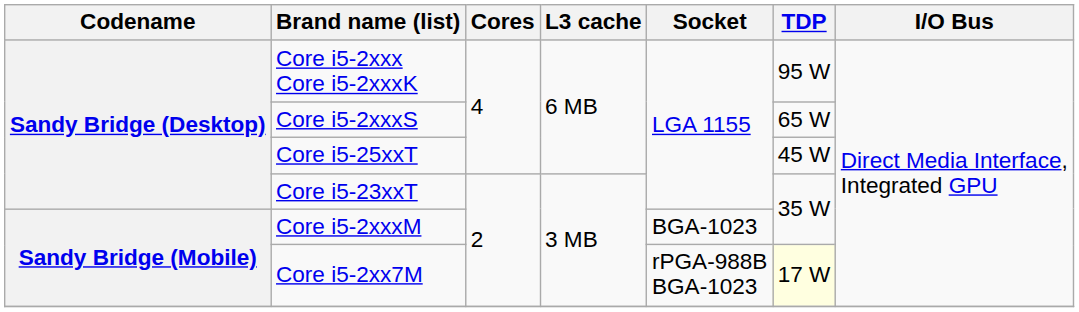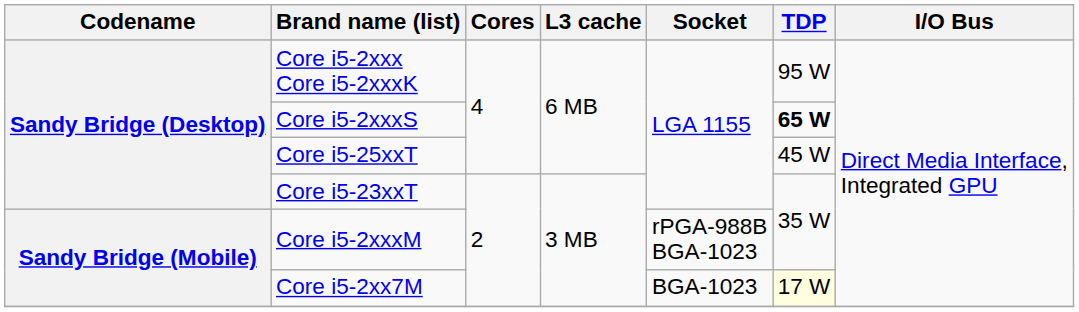(804, 119) normal -> (804, 119) bold
(705, 226) BGA-1023 -> (710, 239) rPGA-988B BGA-1023
(710, 275) rPGA-988B BGA-1023 -> (705, 287) BGA-1023
